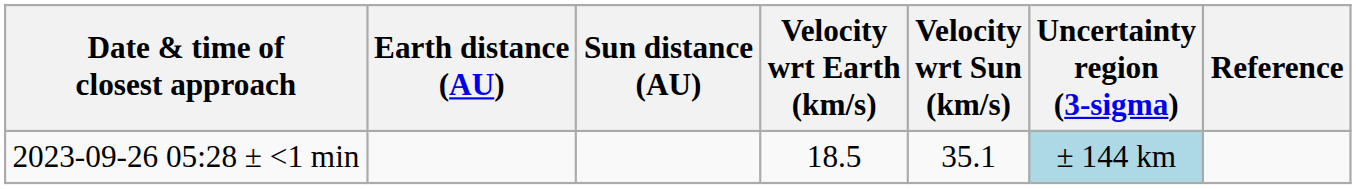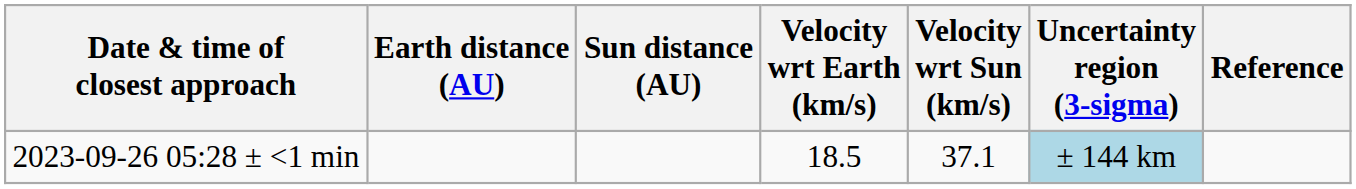(969, 155) 35.1 -> (969, 155) 37.1
